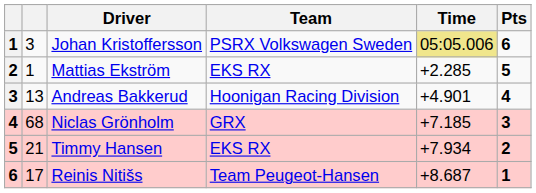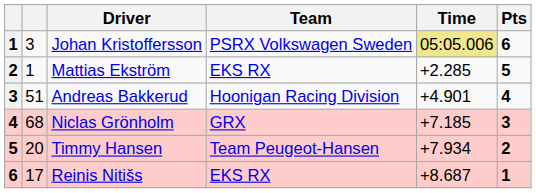(35, 97) 13 -> (35, 97) 51
(35, 149) 21 -> (35, 149) 20
(240, 149) EKS RX -> (294, 149) Team Peugeot-Hansen
(294, 175) Team Peugeot-Hansen -> (240, 175) EKS RX
